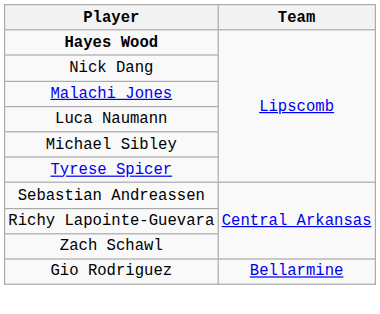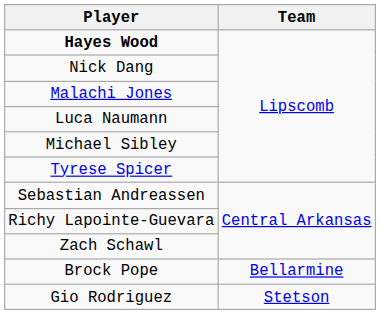+ row: (111, 272)
(297, 272) Bellarmine -> (297, 297) Stetson
